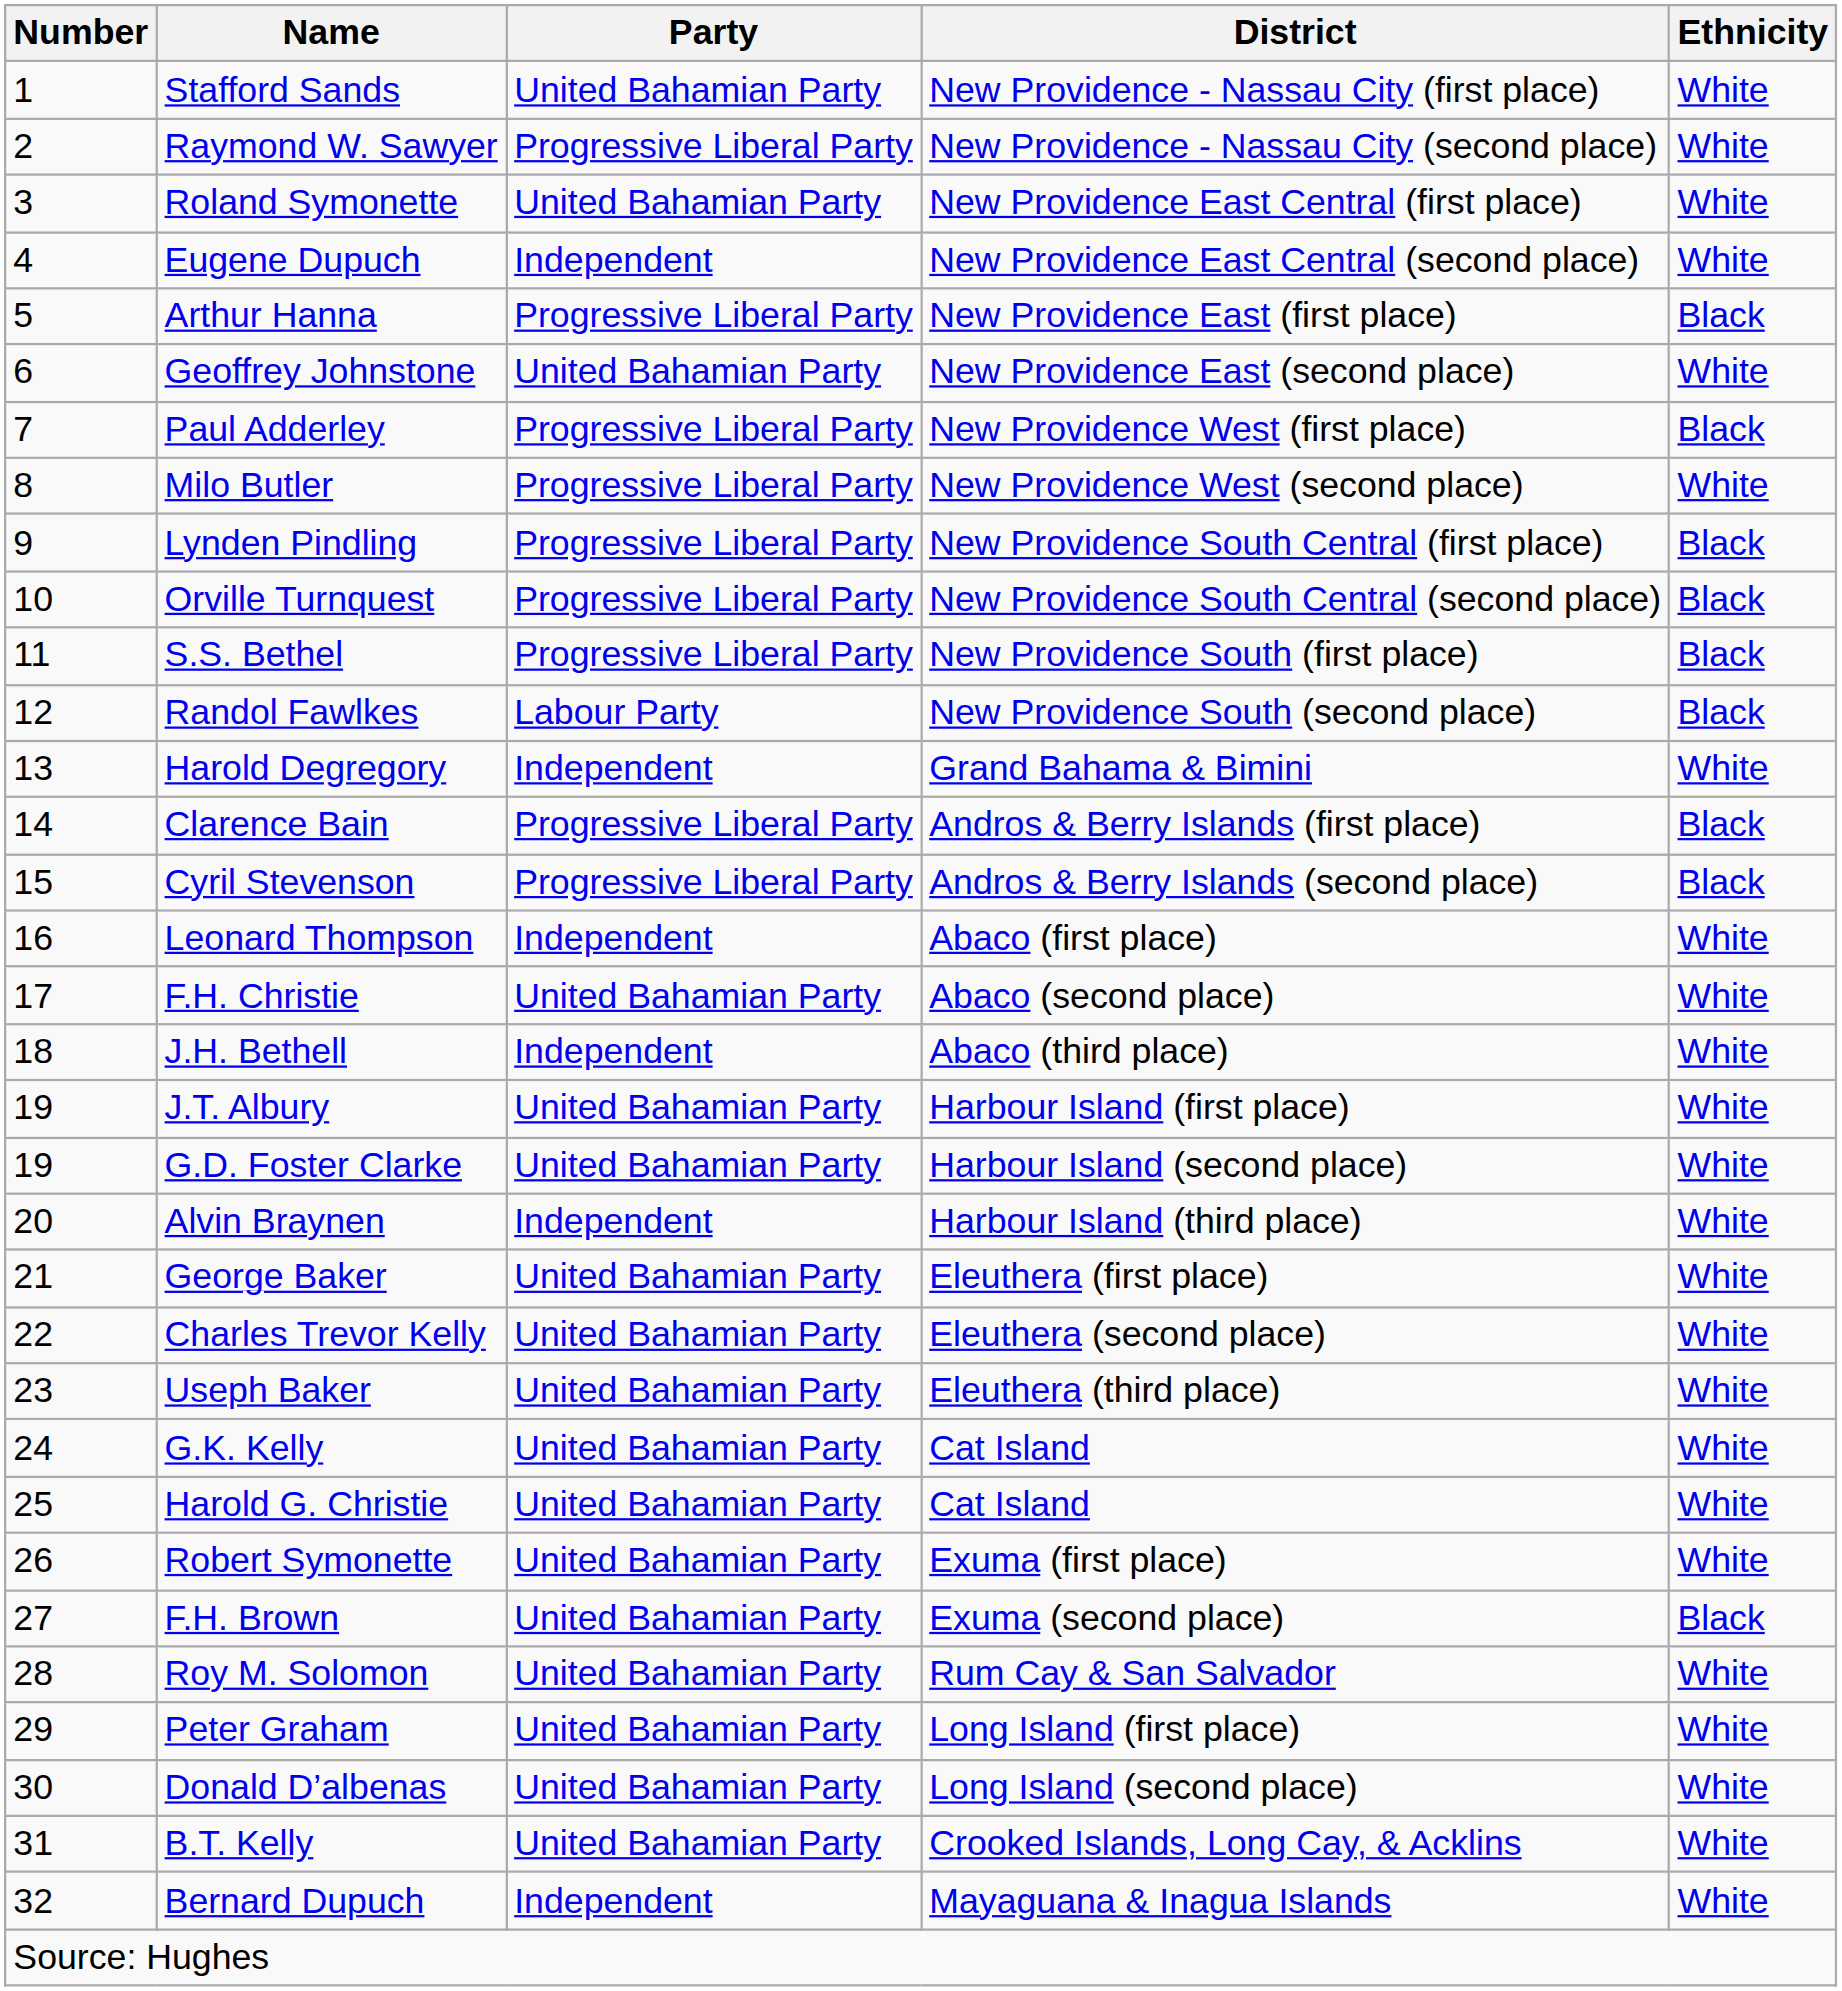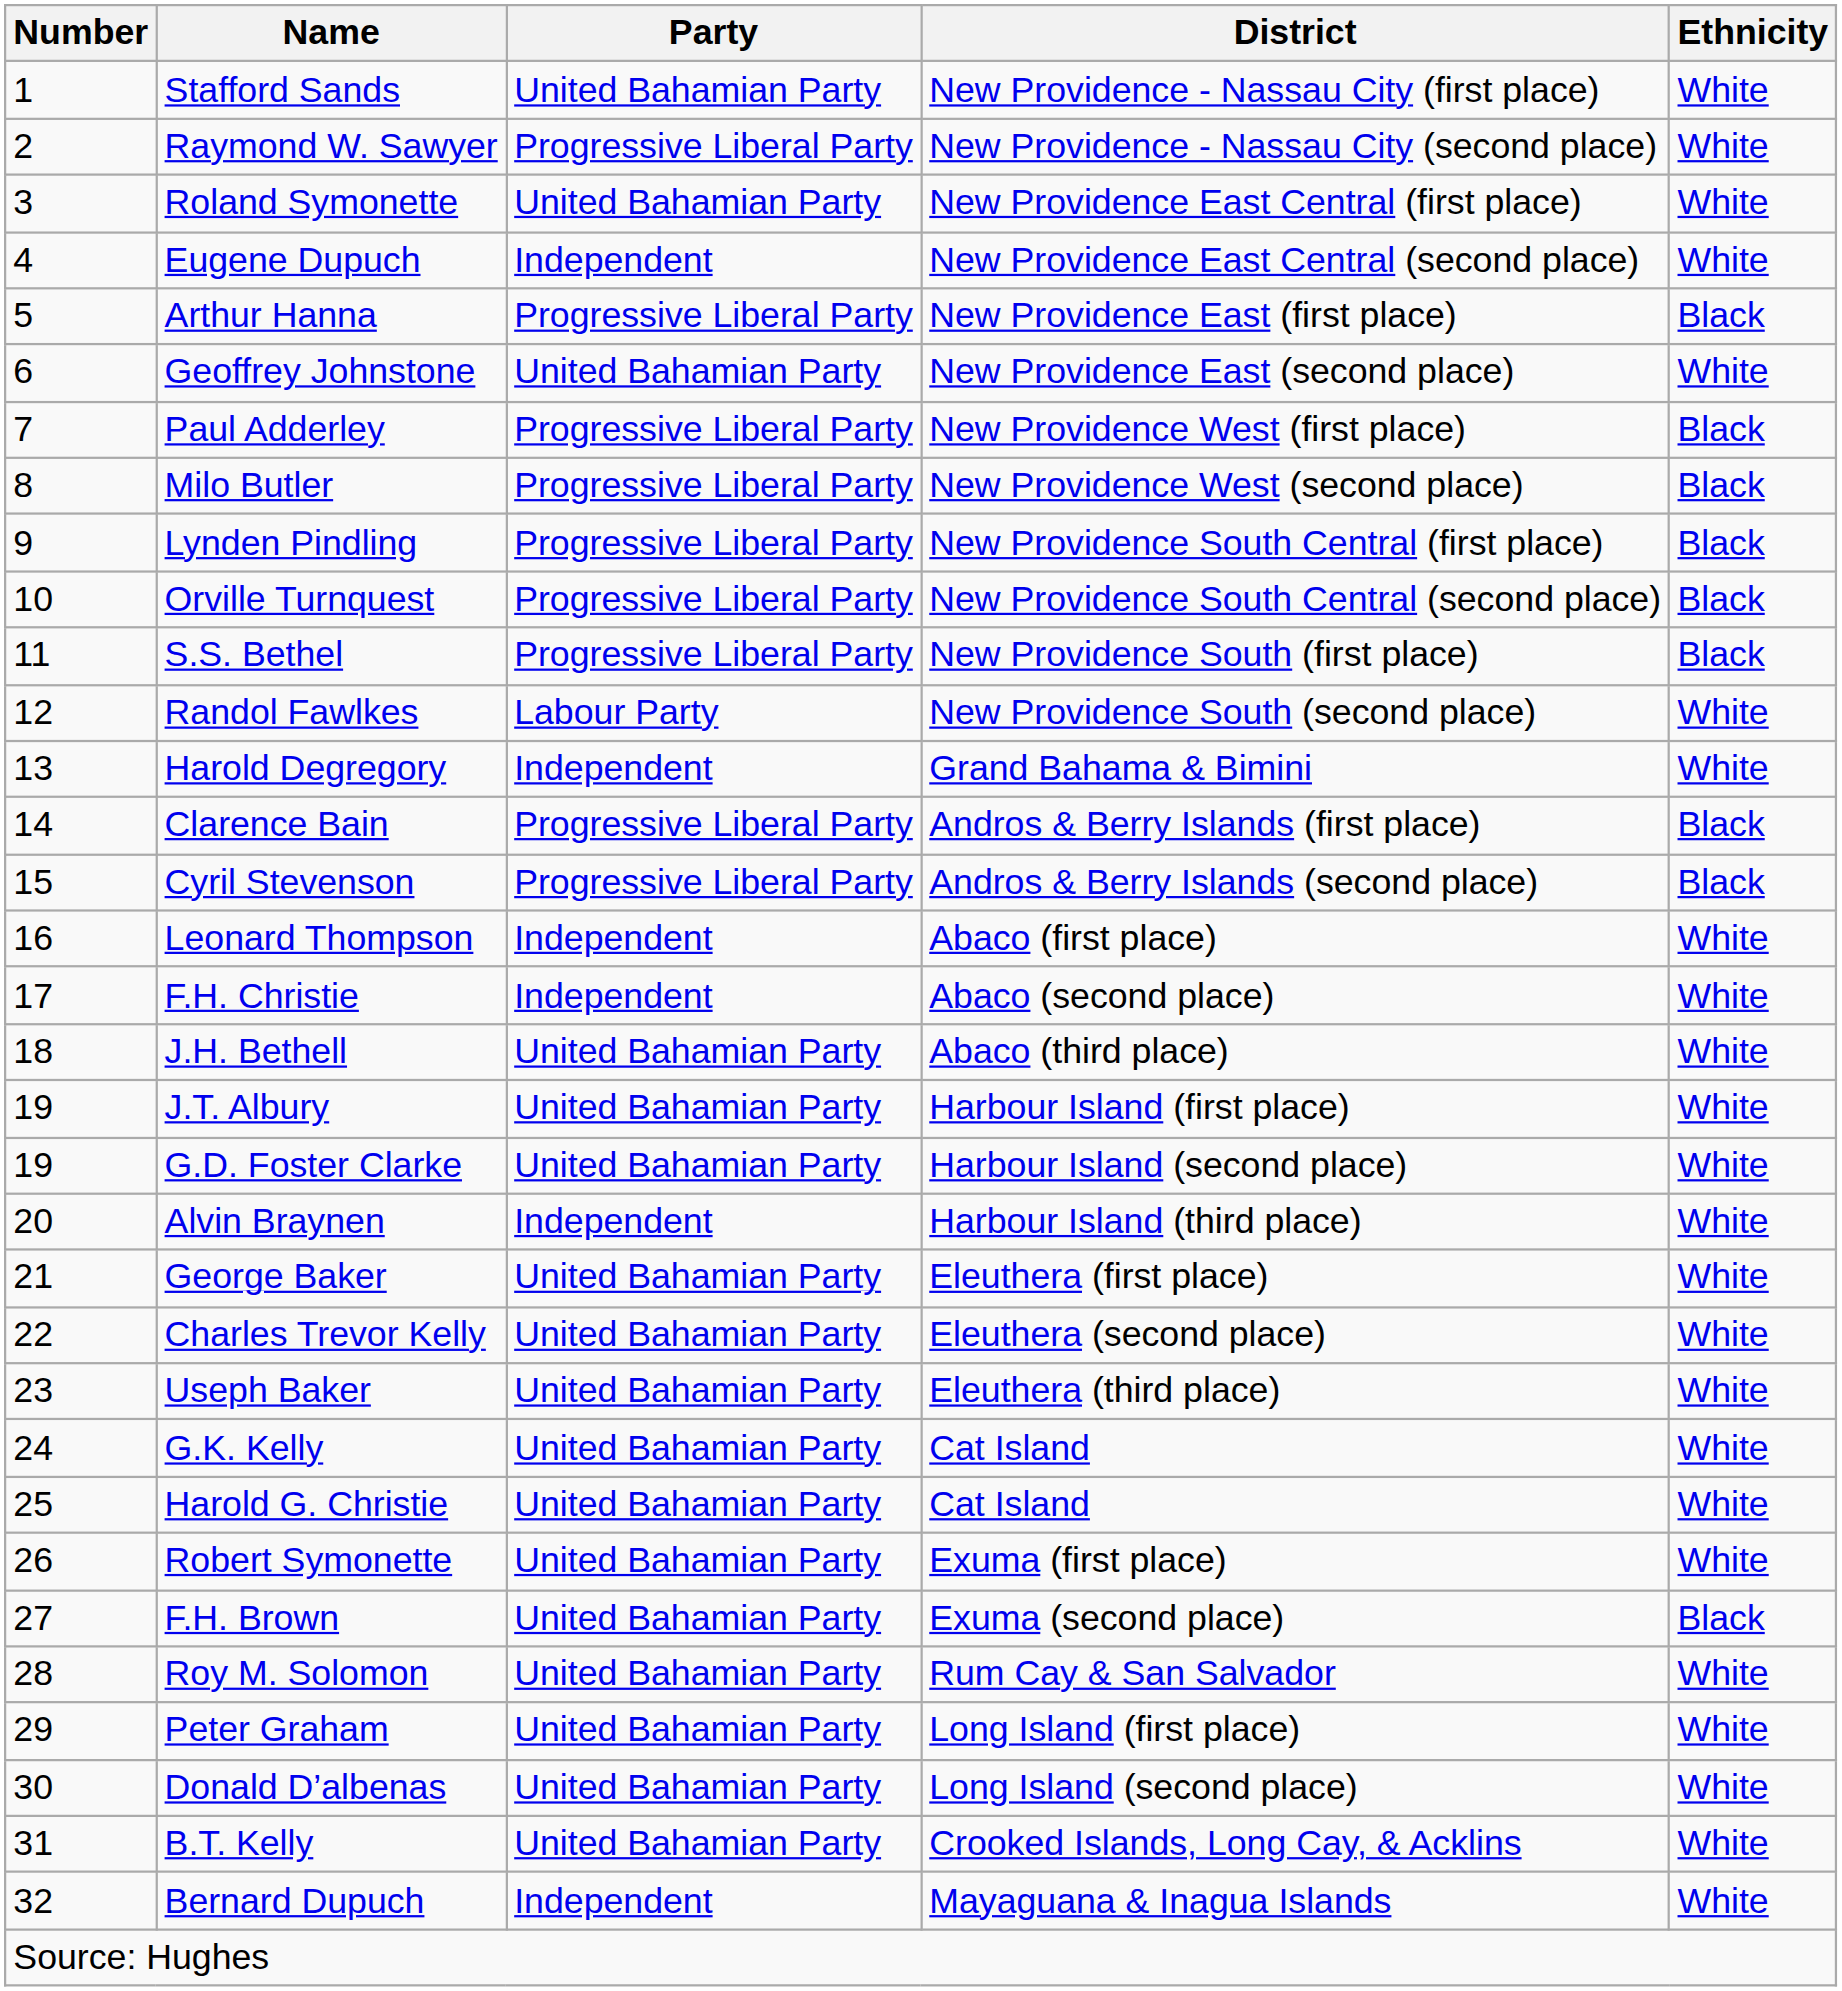(1723, 485) White -> (1721, 485) Black
(1721, 711) Black -> (1723, 711) White
(698, 994) United Bahamian Party -> (613, 994) Independent
(613, 1051) Independent -> (698, 1051) United Bahamian Party
